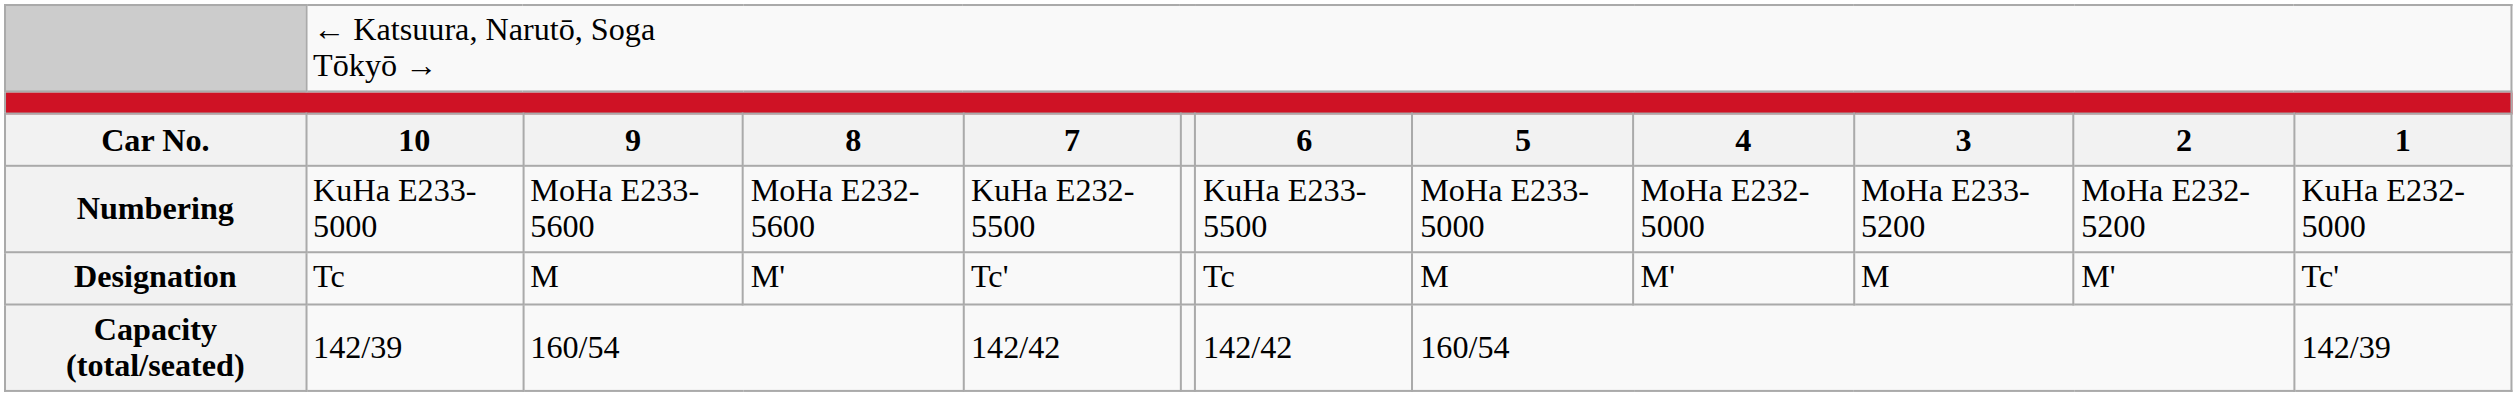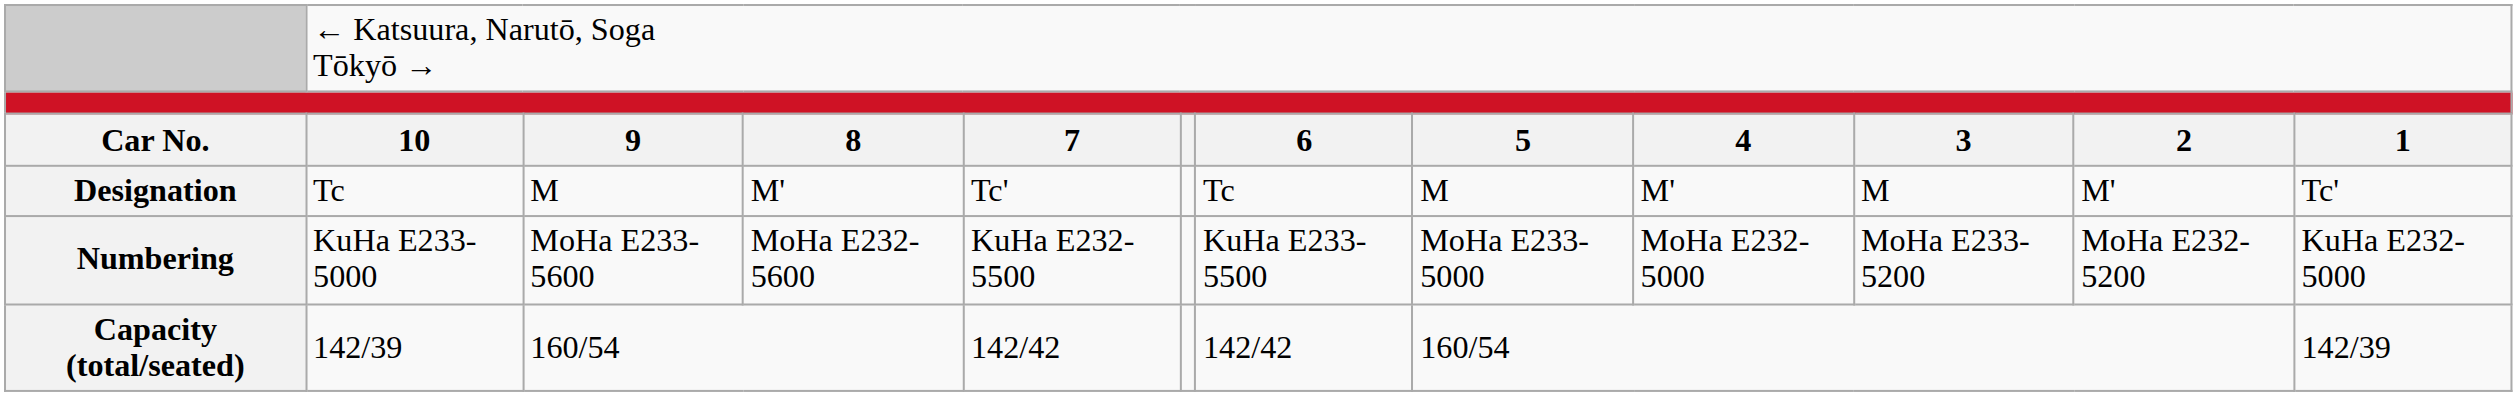rows swapped: (155, 277) <-> (155, 208)
